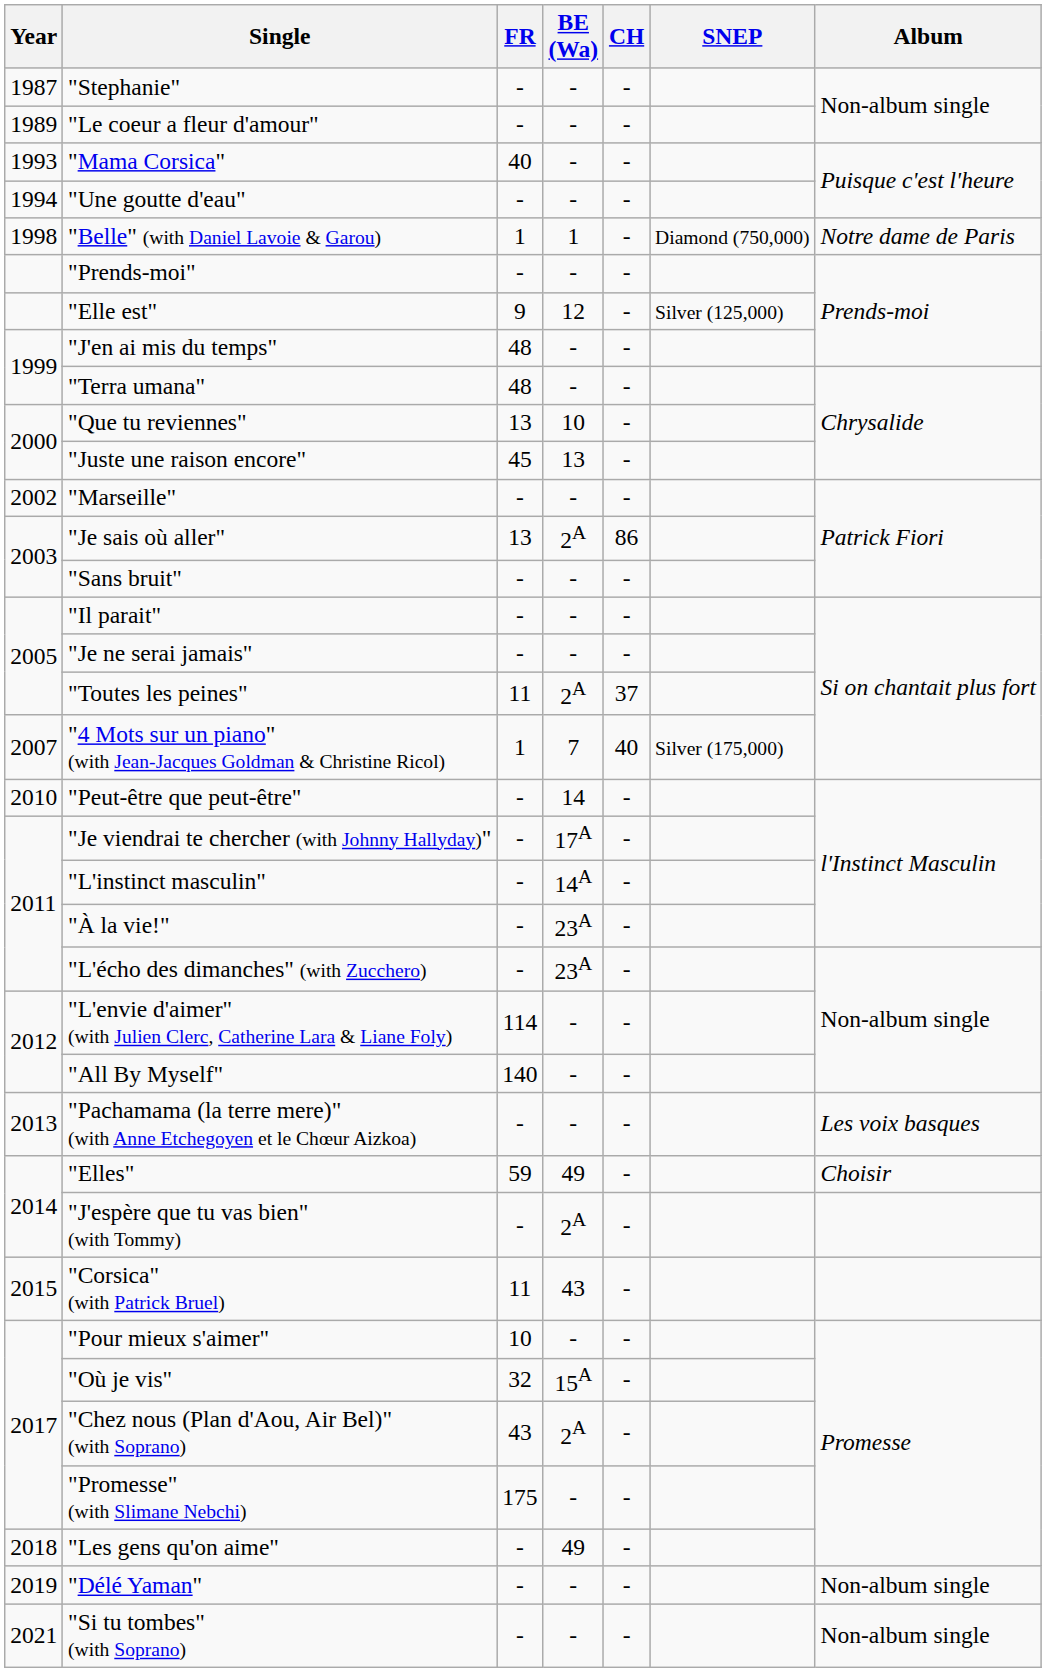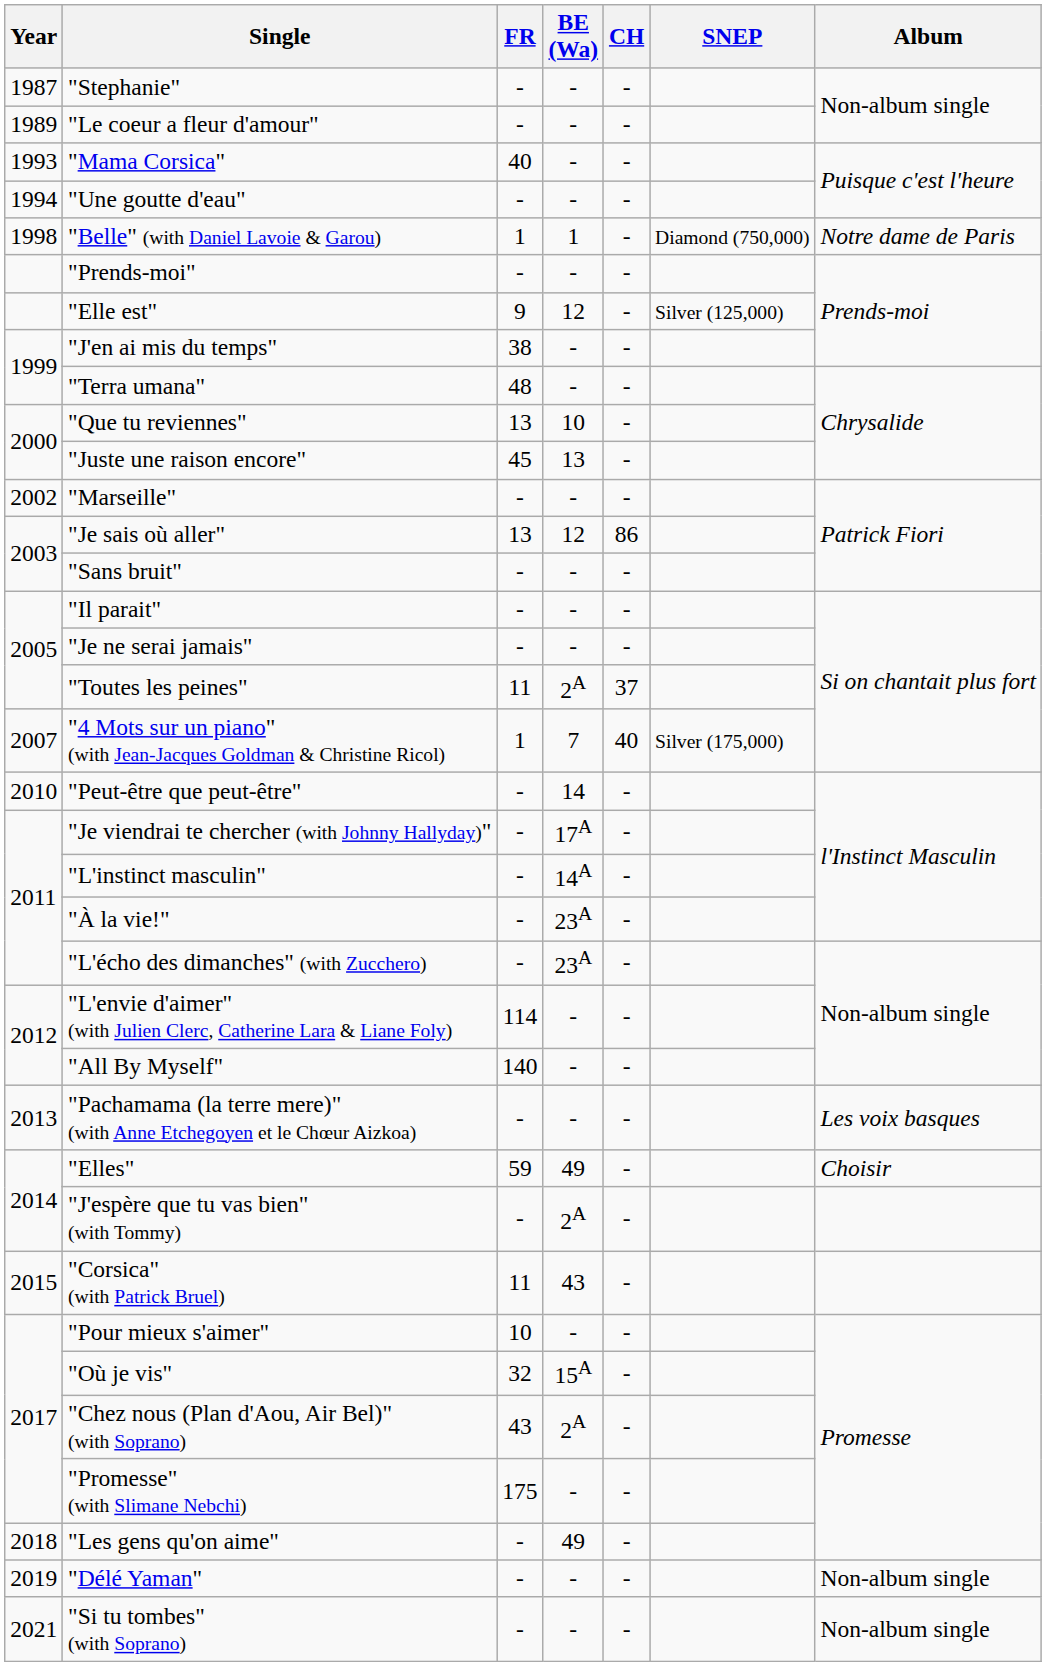(520, 348) 48 -> (520, 348) 38
(573, 537) 2A -> (573, 534) 12
